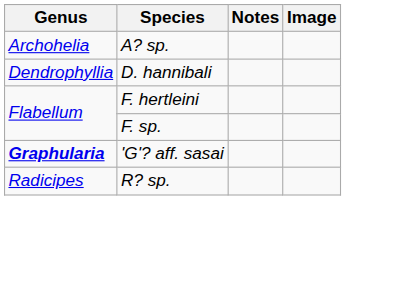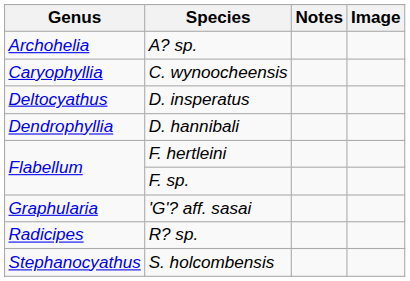+ row: (218, 72)
+ row: (199, 99)
(57, 153) bold -> (53, 208) normal
+ row: (211, 262)
